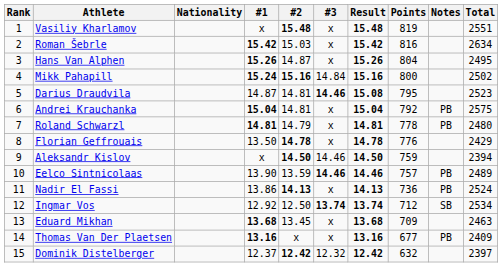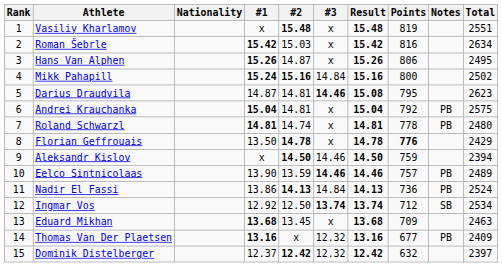(408, 61) 804 -> (408, 61) 806
(480, 93) 2523 -> (480, 93) 2623
(296, 125) 14.79 -> (296, 125) 14.74
(408, 141) normal -> (408, 141) bold
(331, 190) x -> (331, 190) 14.84
(331, 238) x -> (331, 238) 12.32
